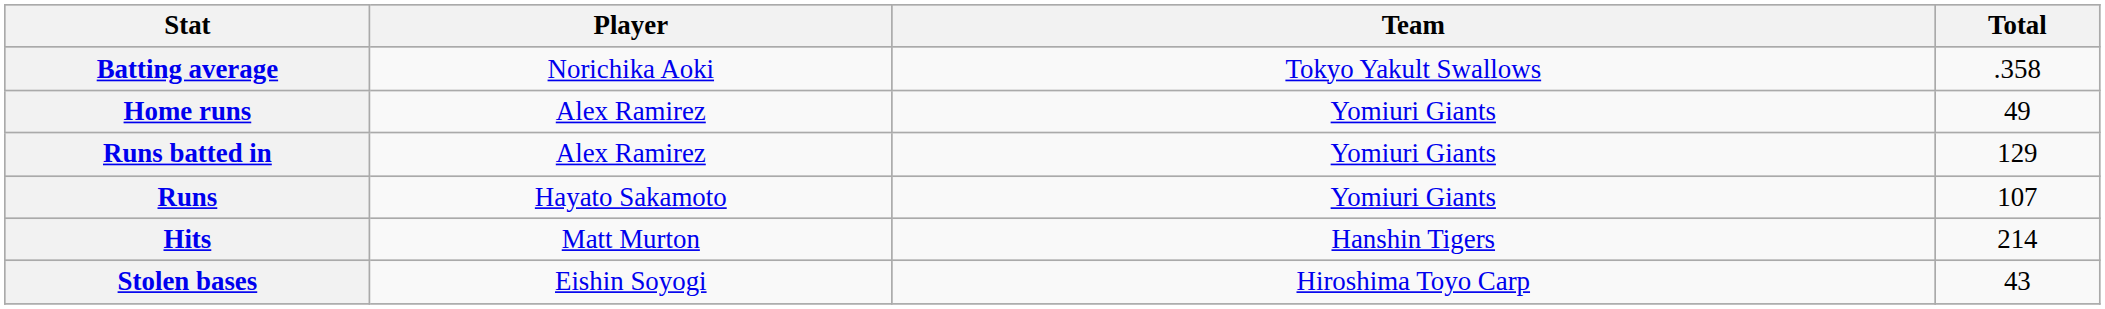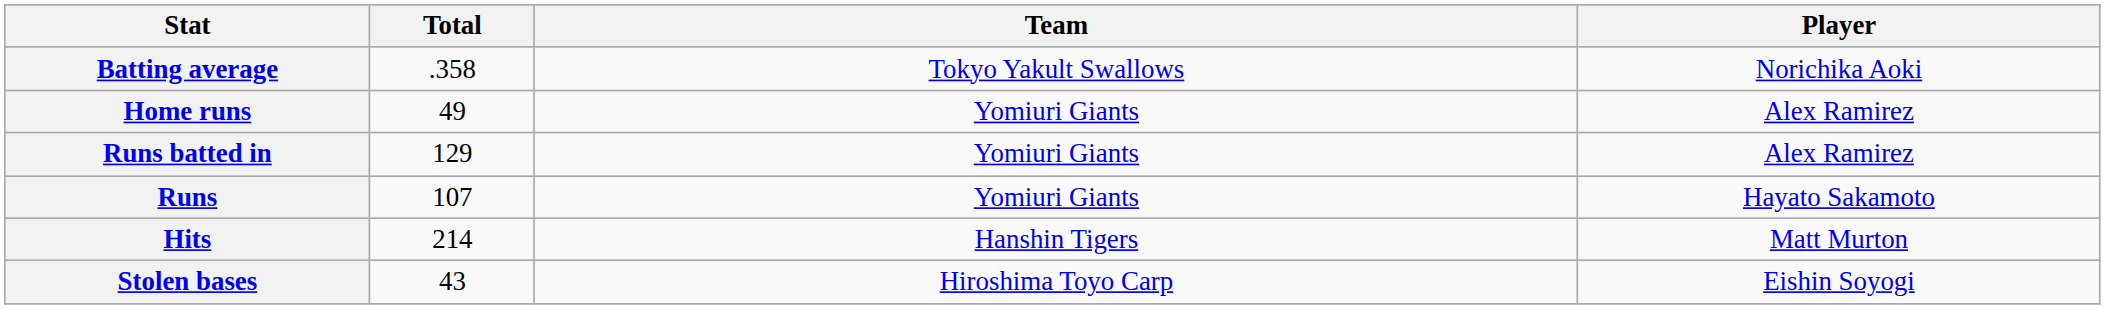columns swapped: (631, 25) <-> (2017, 25)
